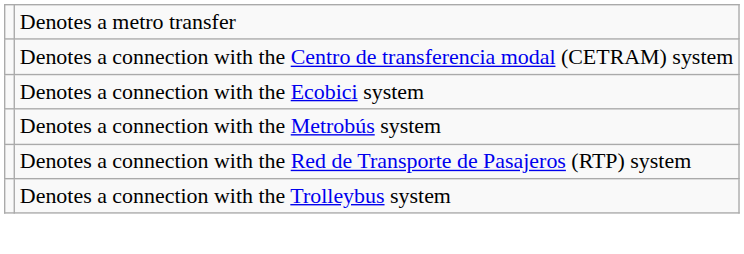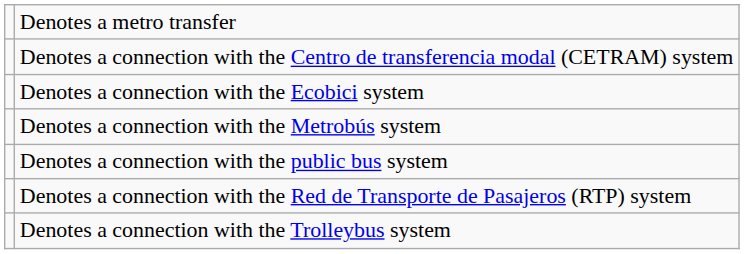+ row: (234, 160)
